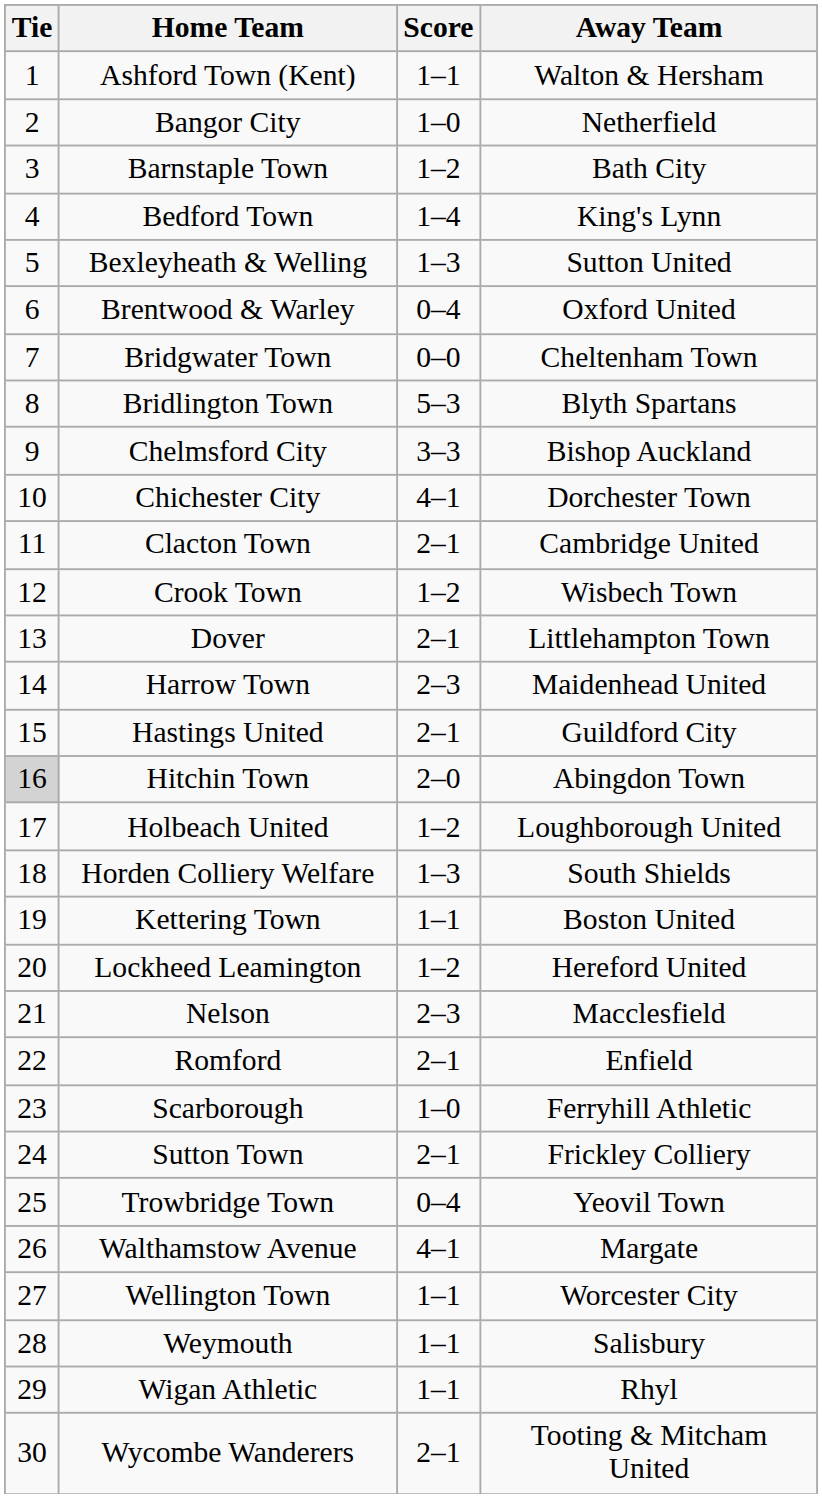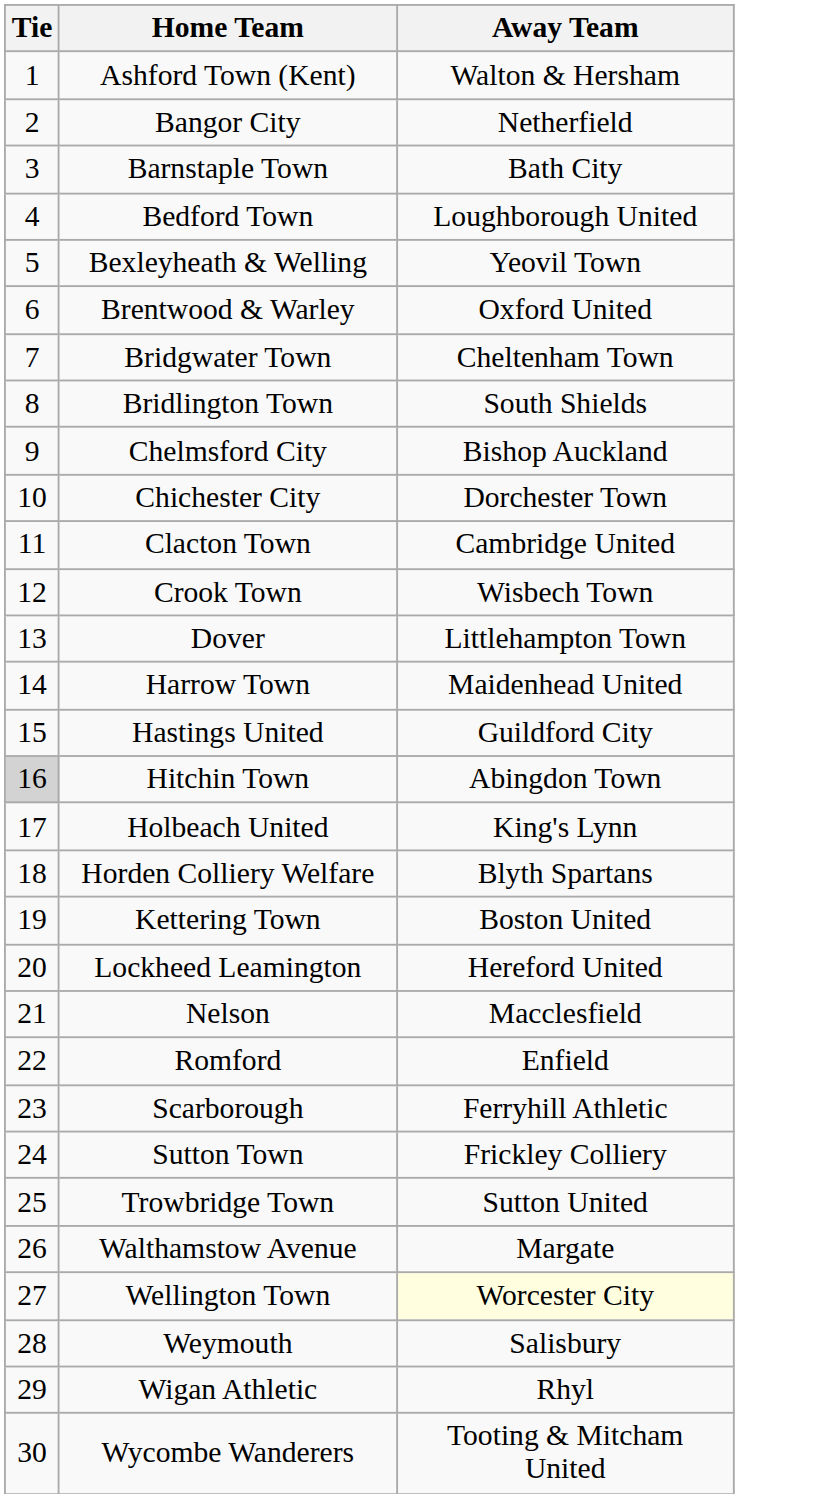- column: (438, 27)
(649, 215) King's Lynn -> (565, 215) Loughborough United
(649, 262) Sutton United -> (565, 262) Yeovil Town
(649, 403) Blyth Spartans -> (565, 403) South Shields
(649, 826) Loughborough United -> (565, 826) King's Lynn
(649, 872) South Shields -> (565, 872) Blyth Spartans
(649, 1201) Yeovil Town -> (565, 1201) Sutton United
(649, 1295) no background -> (565, 1295) lightyellow background
